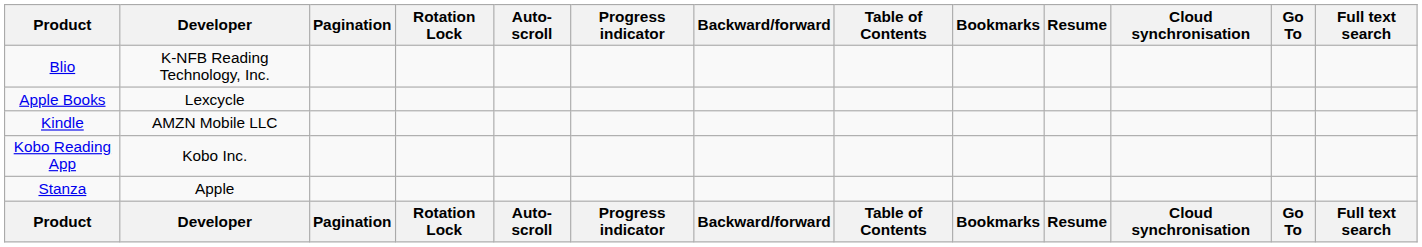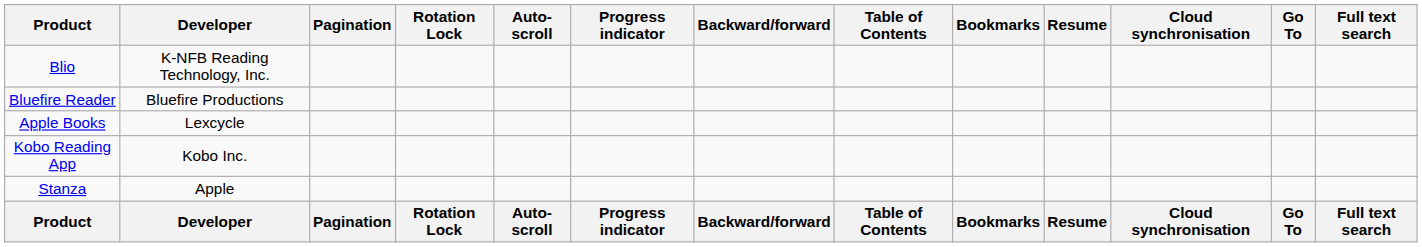+ row: (62, 99)
- row: (62, 123)
